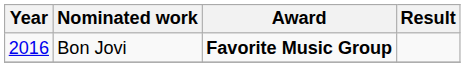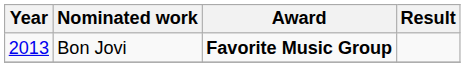(29, 47) 2016 -> (29, 47) 2013
